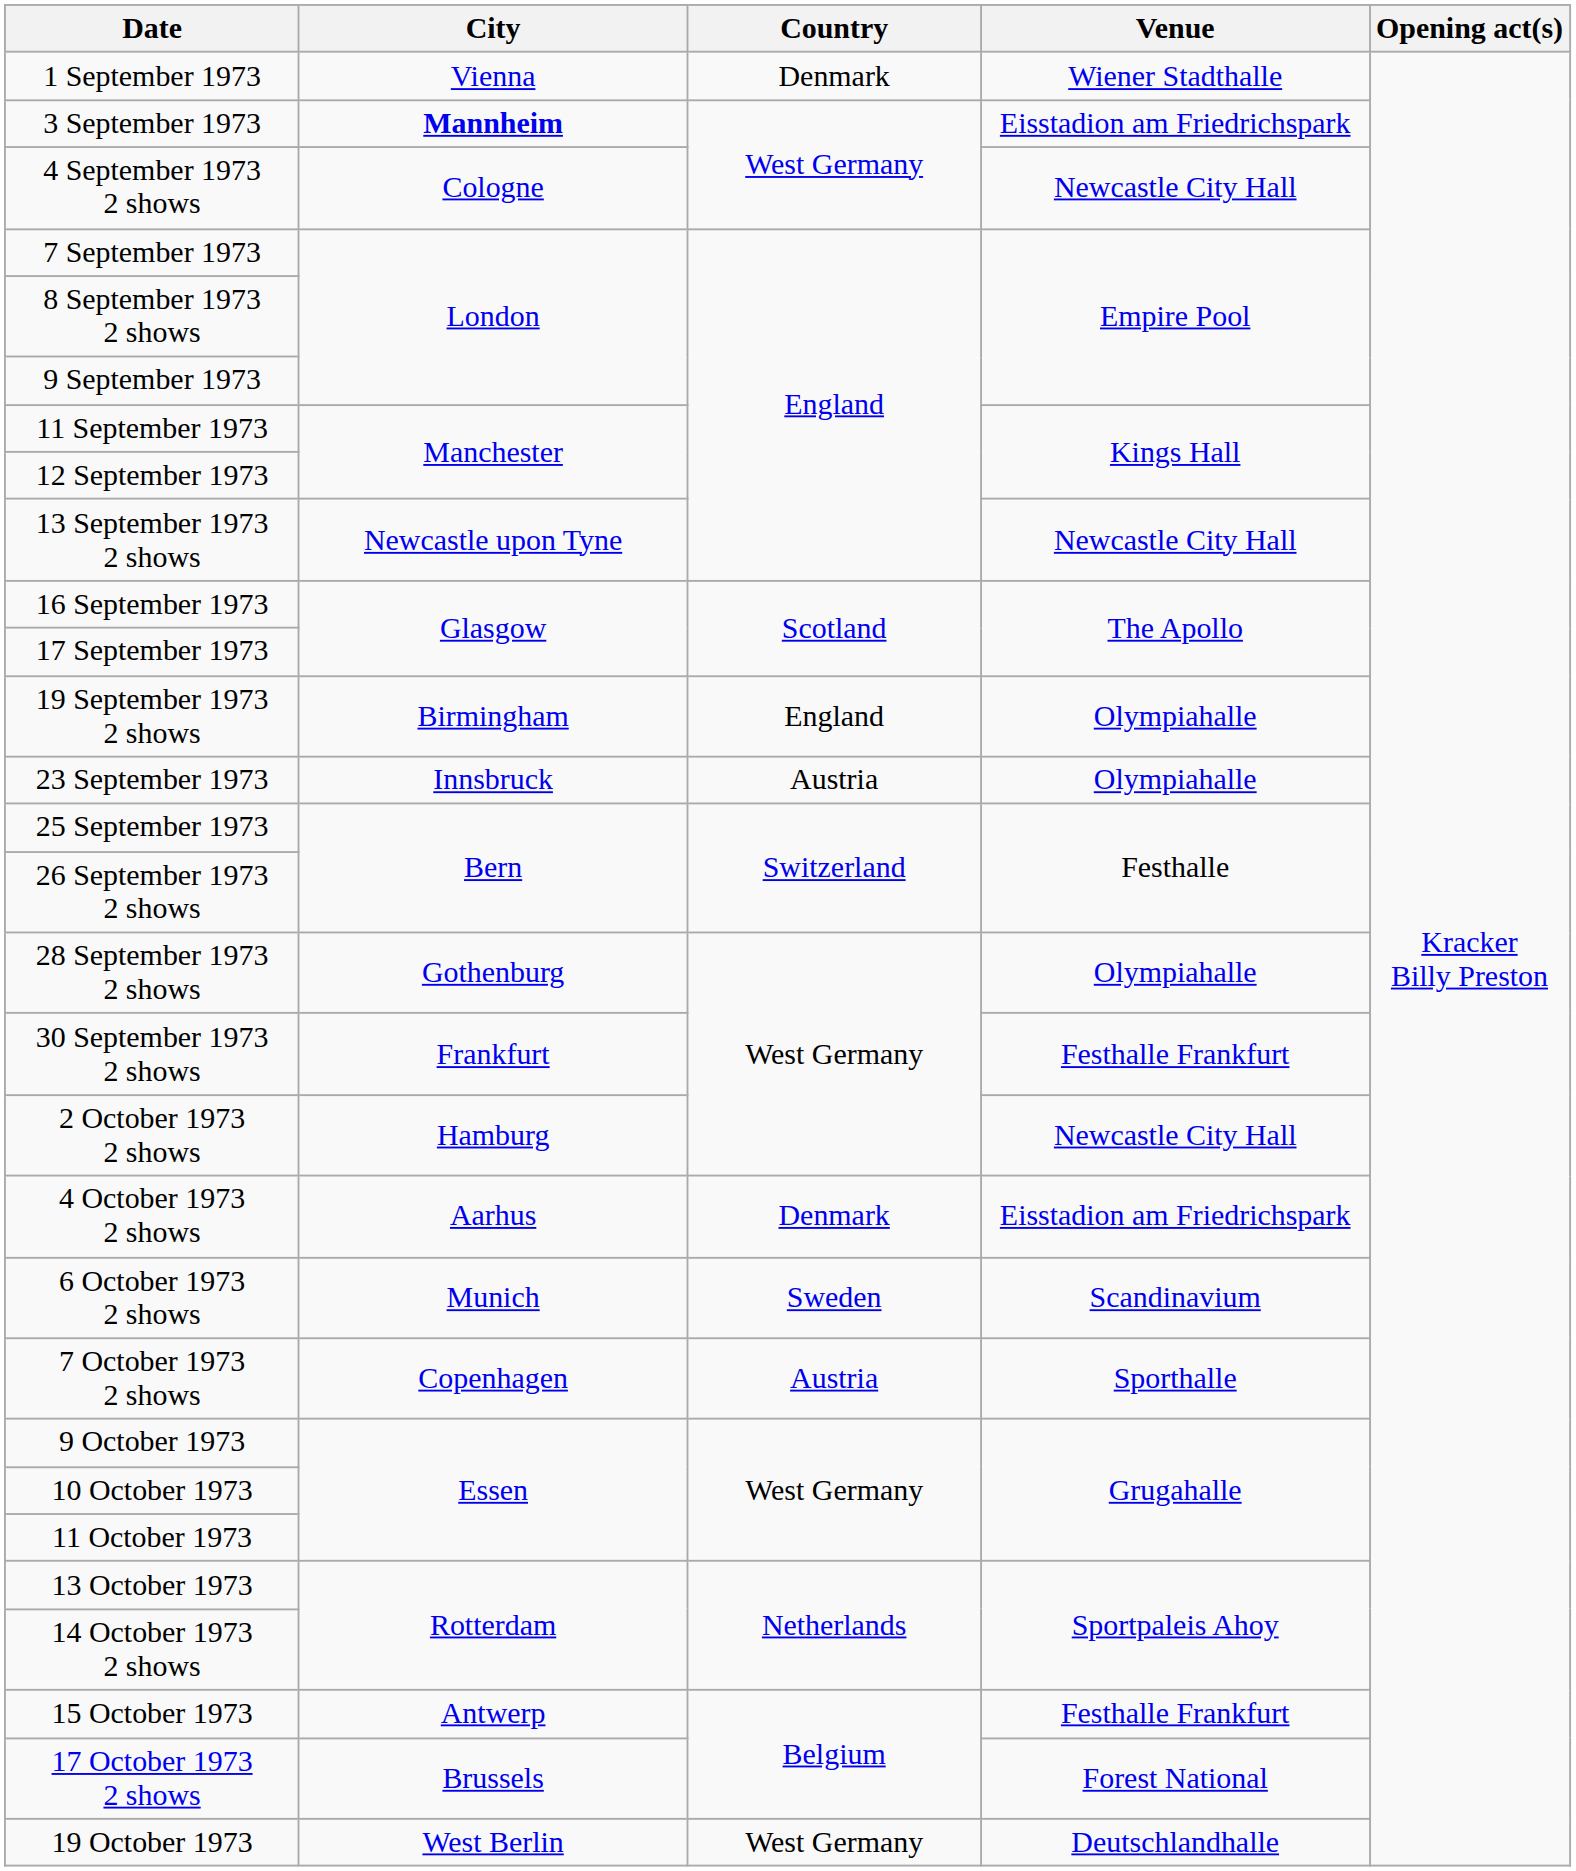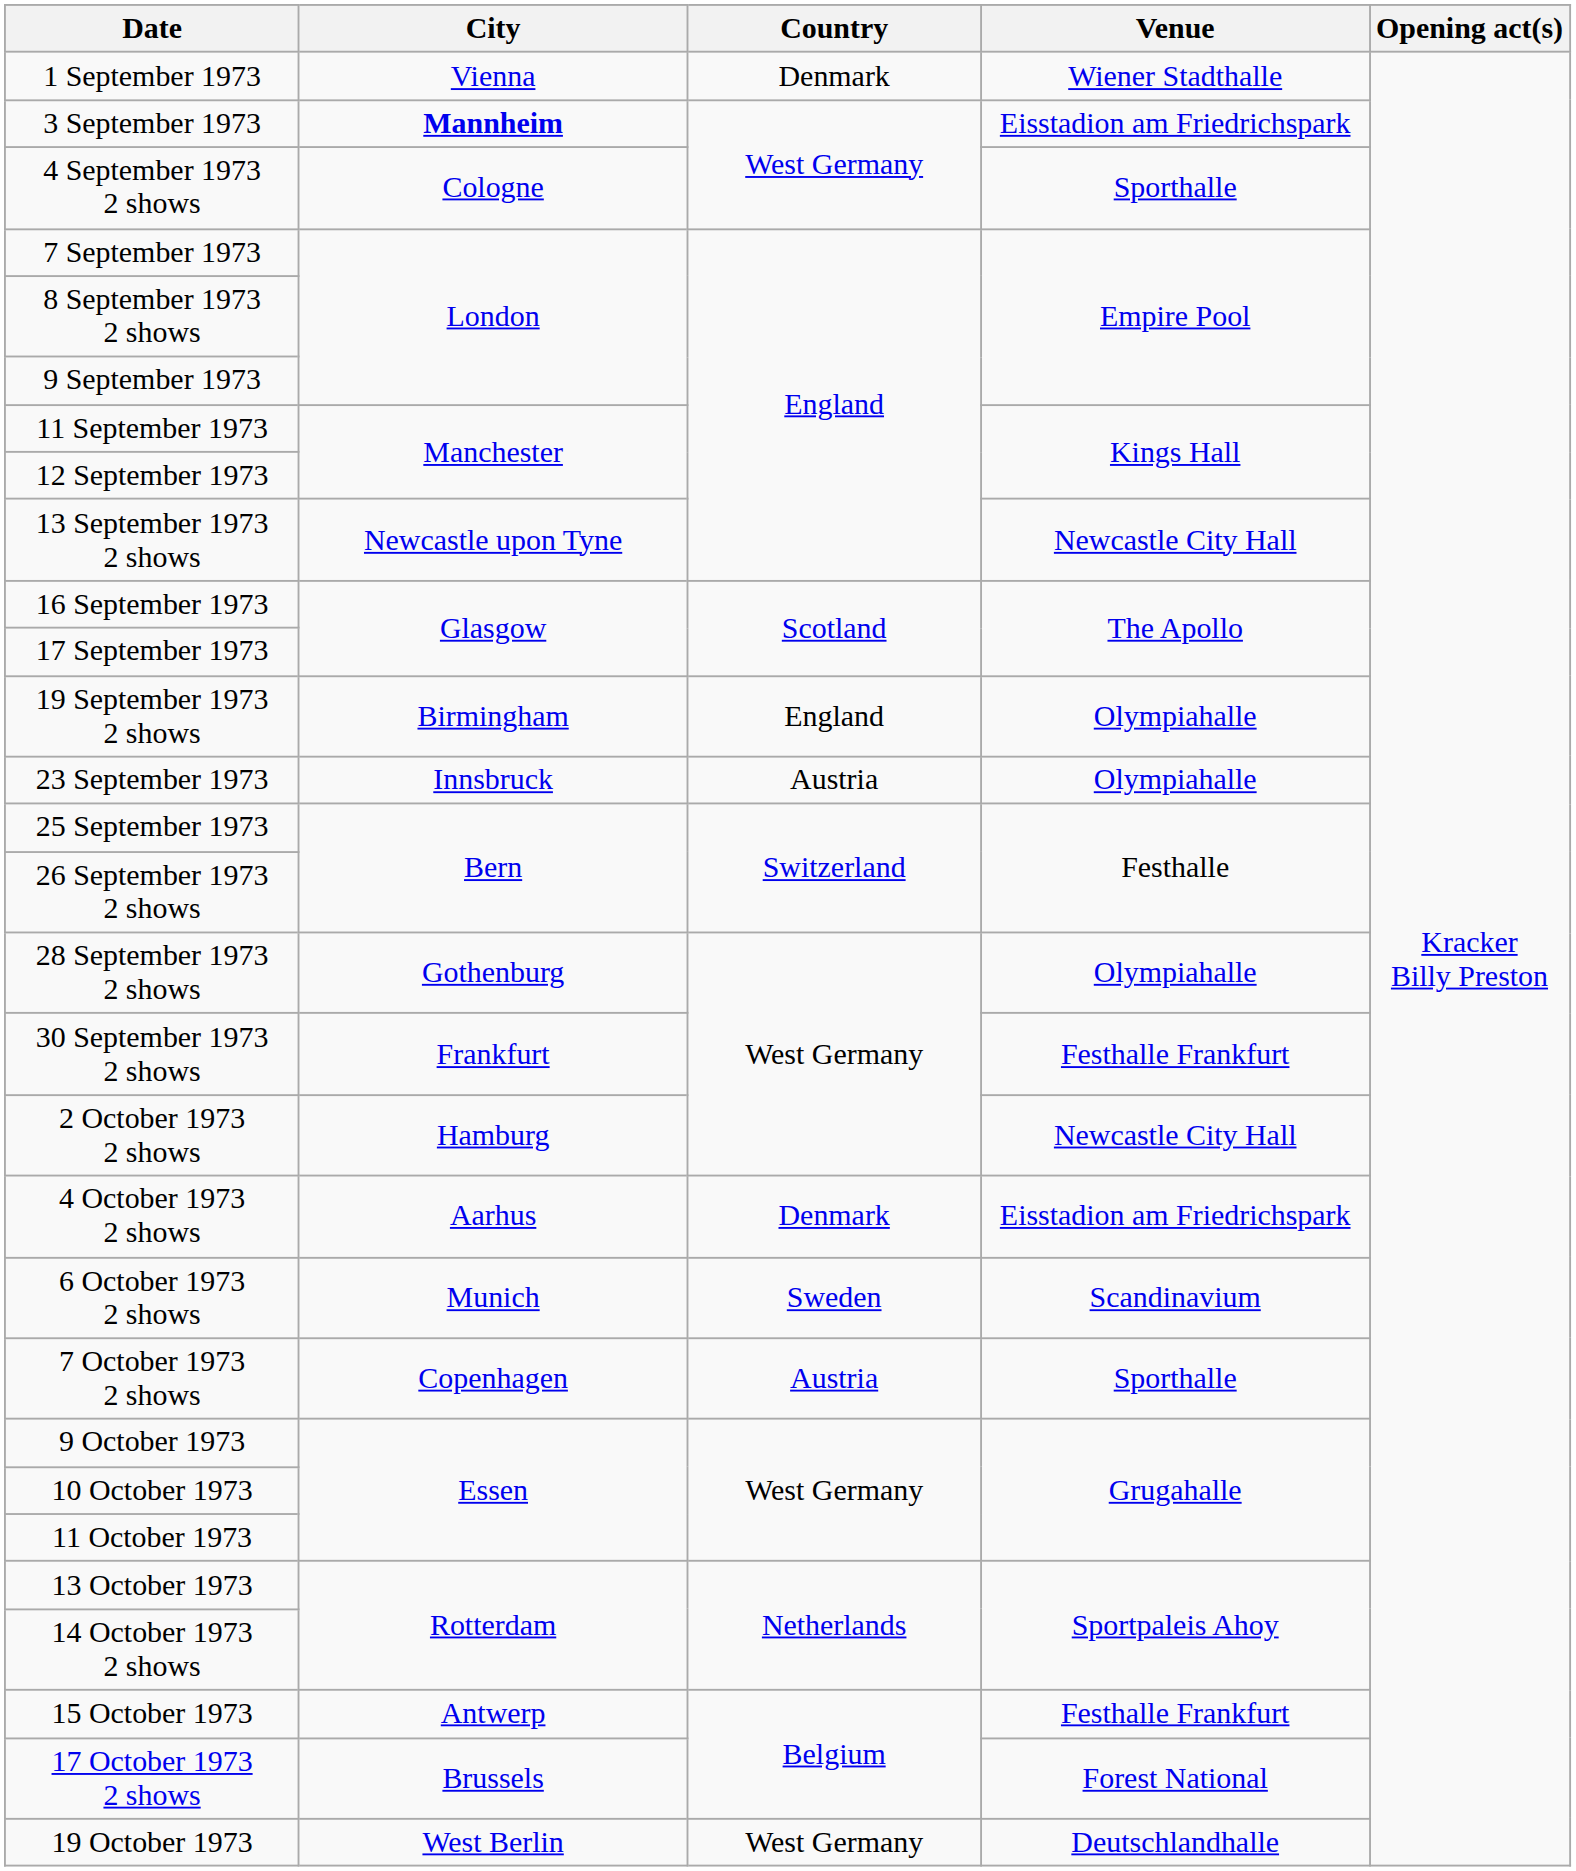(1175, 187) Newcastle City Hall -> (1175, 187) Sporthalle
